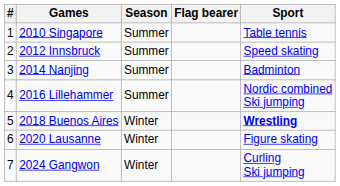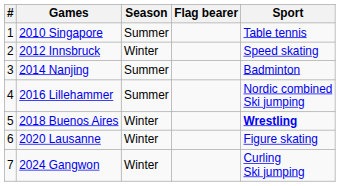(146, 51) Summer -> (141, 51) Winter
